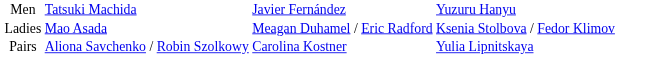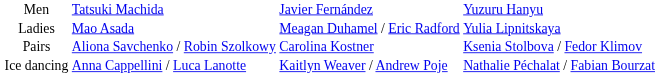(525, 28) Ksenia Stolbova / Fedor Klimov -> (512, 28) Yulia Lipnitskaya
(485, 47) Yulia Lipnitskaya -> (553, 47) Ksenia Stolbova / Fedor Klimov
+ row: (36, 66)
